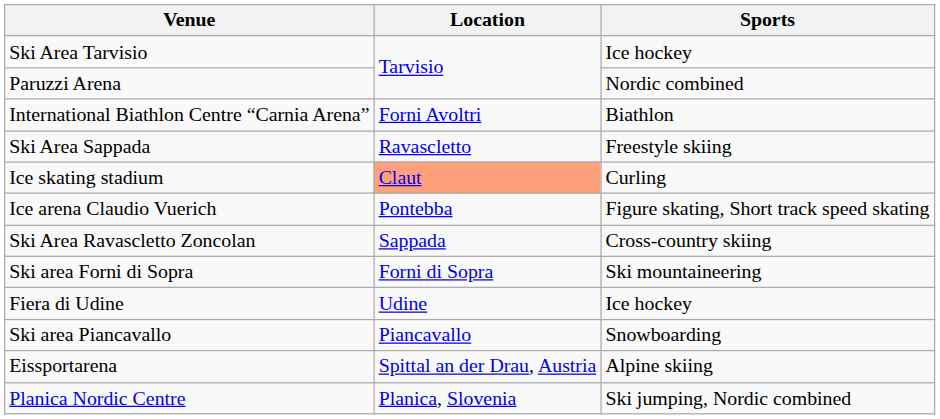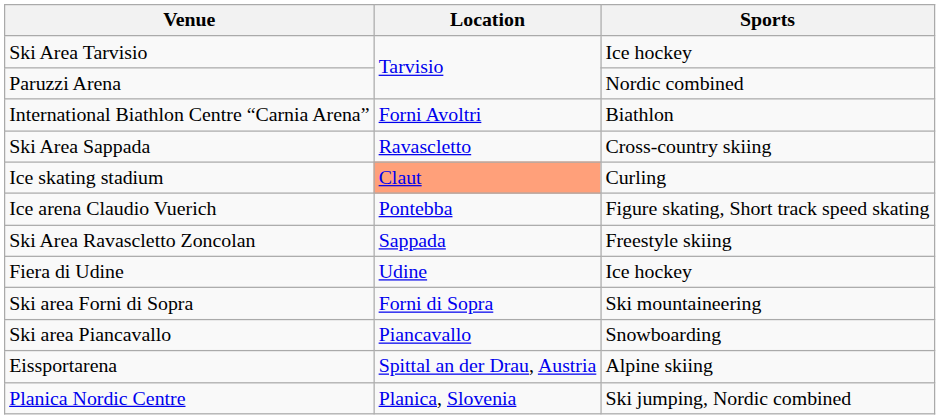(669, 146) Freestyle skiing -> (688, 146) Cross-country skiing
(688, 240) Cross-country skiing -> (669, 240) Freestyle skiing
rows swapped: (66, 303) <-> (101, 271)
